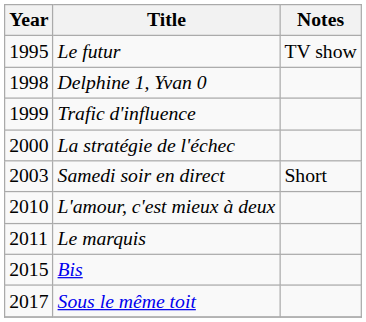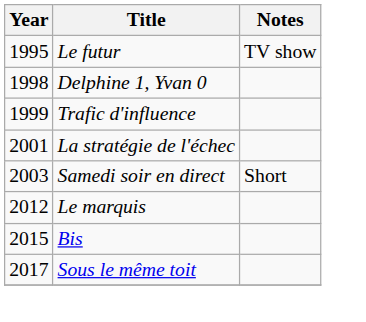(29, 144) 2000 -> (29, 144) 2001
- row: (166, 207)
(28, 238) 2011 -> (29, 207) 2012
